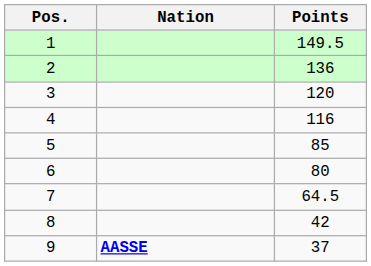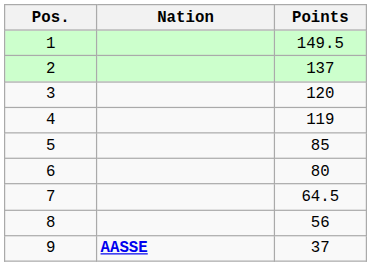(320, 69) 136 -> (320, 69) 137
(320, 120) 116 -> (320, 120) 119
(320, 223) 42 -> (320, 223) 56
